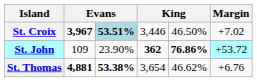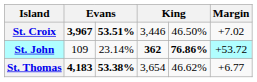(116, 31) lightblue background -> (116, 31) no background
(116, 49) 23.90% -> (116, 49) 23.14%
(80, 67) 4,881 -> (80, 67) 4,183
(231, 67) +6.76 -> (231, 67) +6.77
